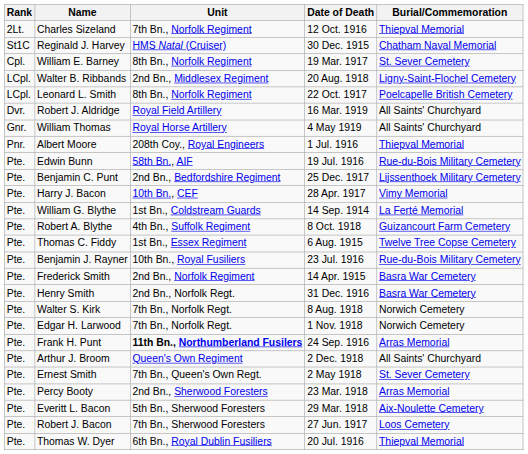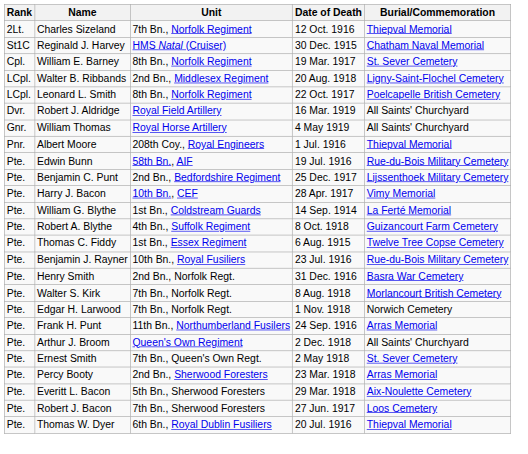- row: (73, 276)
(422, 309) Norwich Cemetery -> (434, 293) Morlancourt British Cemetery
(217, 342) bold -> (211, 326) normal
